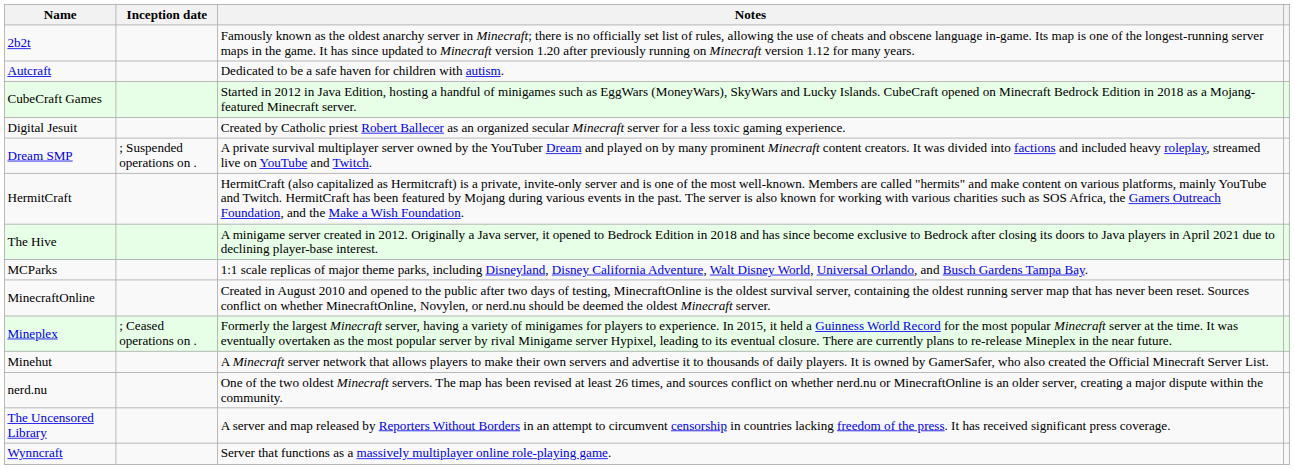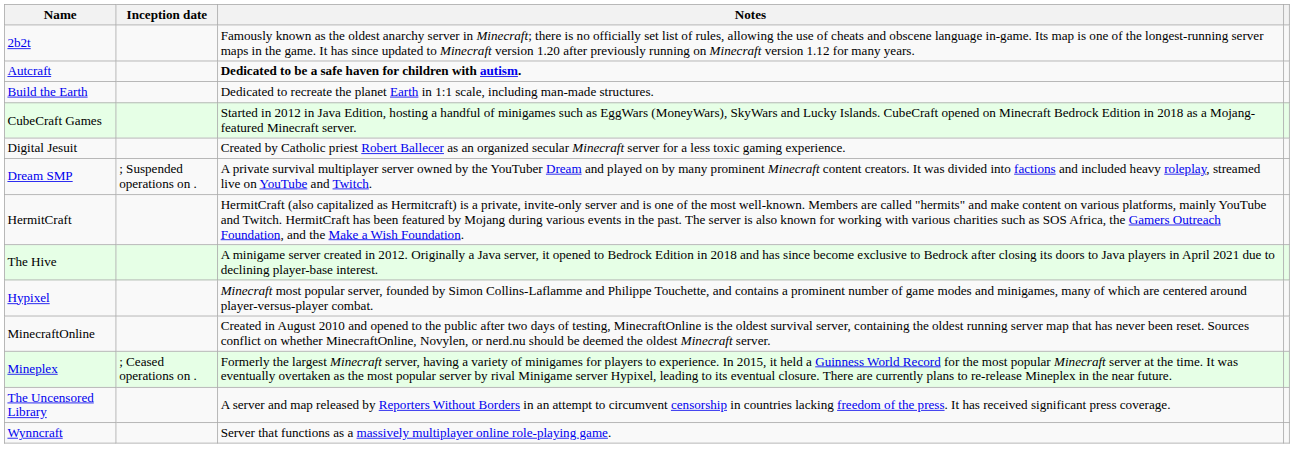(362, 71) normal -> (371, 71) bold
+ row: (48, 92)
+ row: (29, 298)
- row: (32, 269)
- row: (30, 361)
- row: (27, 390)
